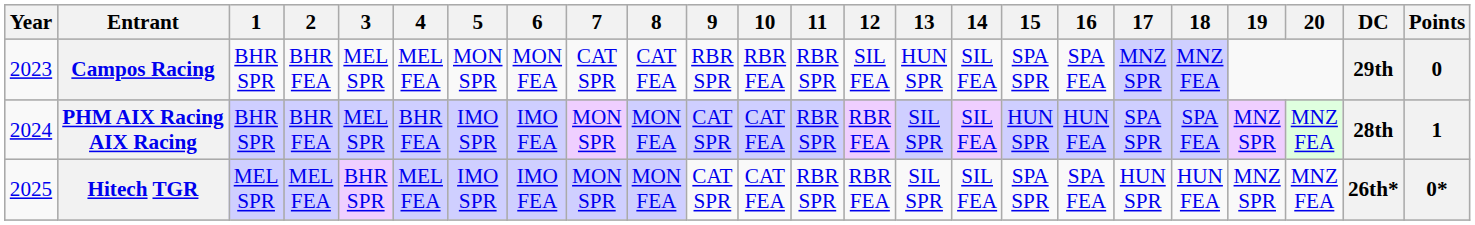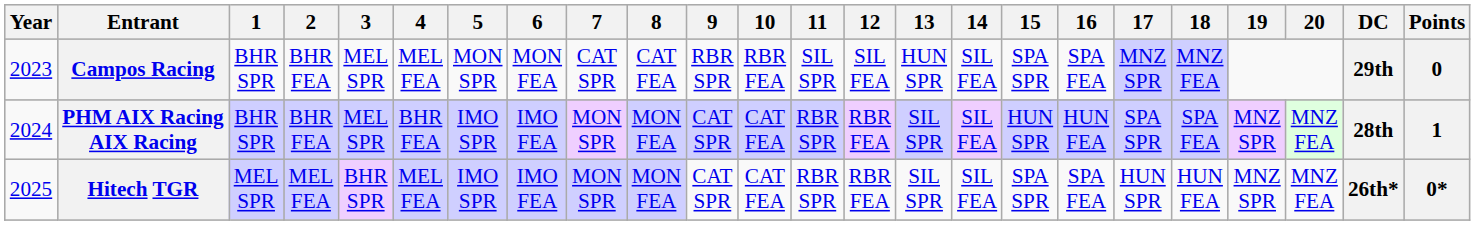(817, 69) RBR SPR -> (817, 69) SIL SPR
